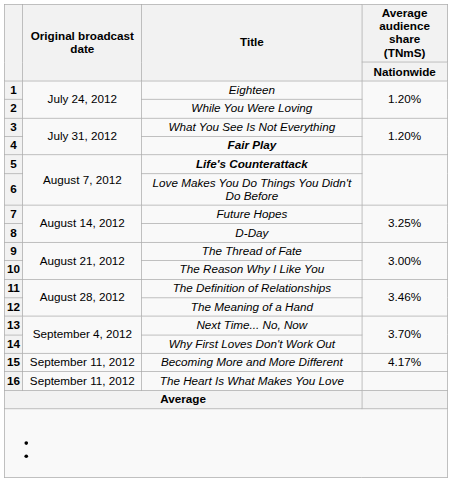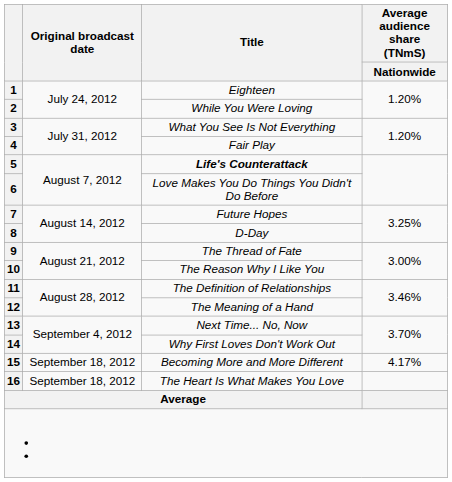(252, 145) bold -> (252, 145) normal
(82, 362) September 11, 2012 -> (82, 362) September 18, 2012
(82, 381) September 11, 2012 -> (82, 381) September 18, 2012
